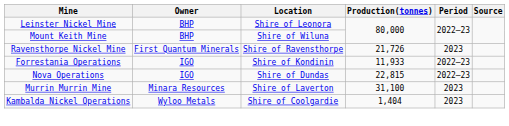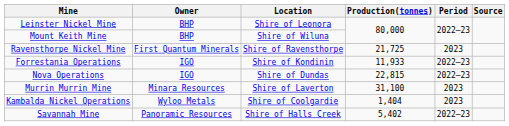(390, 50) 21,726 -> (390, 50) 21,725
+ row: (68, 114)
